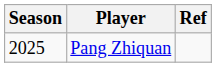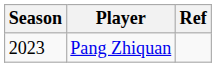(27, 47) 2025 -> (27, 47) 2023
